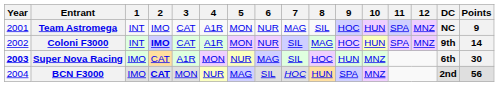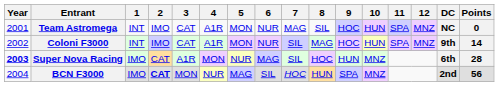(476, 27) 9 -> (476, 27) 0
(160, 43) bold -> (160, 43) normal
(476, 58) 30 -> (476, 58) 28
